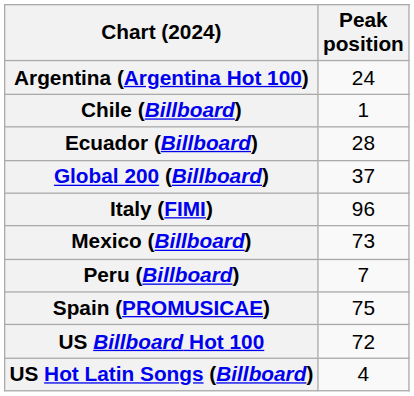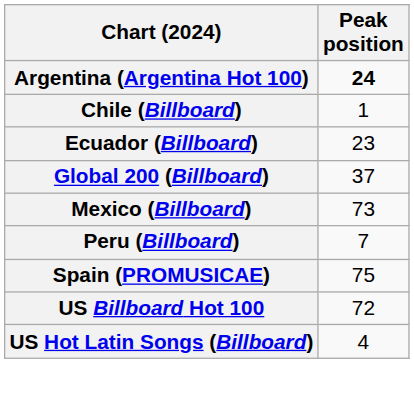(363, 77) normal -> (363, 77) bold
(363, 143) 28 -> (363, 143) 23
- row: (161, 209)
